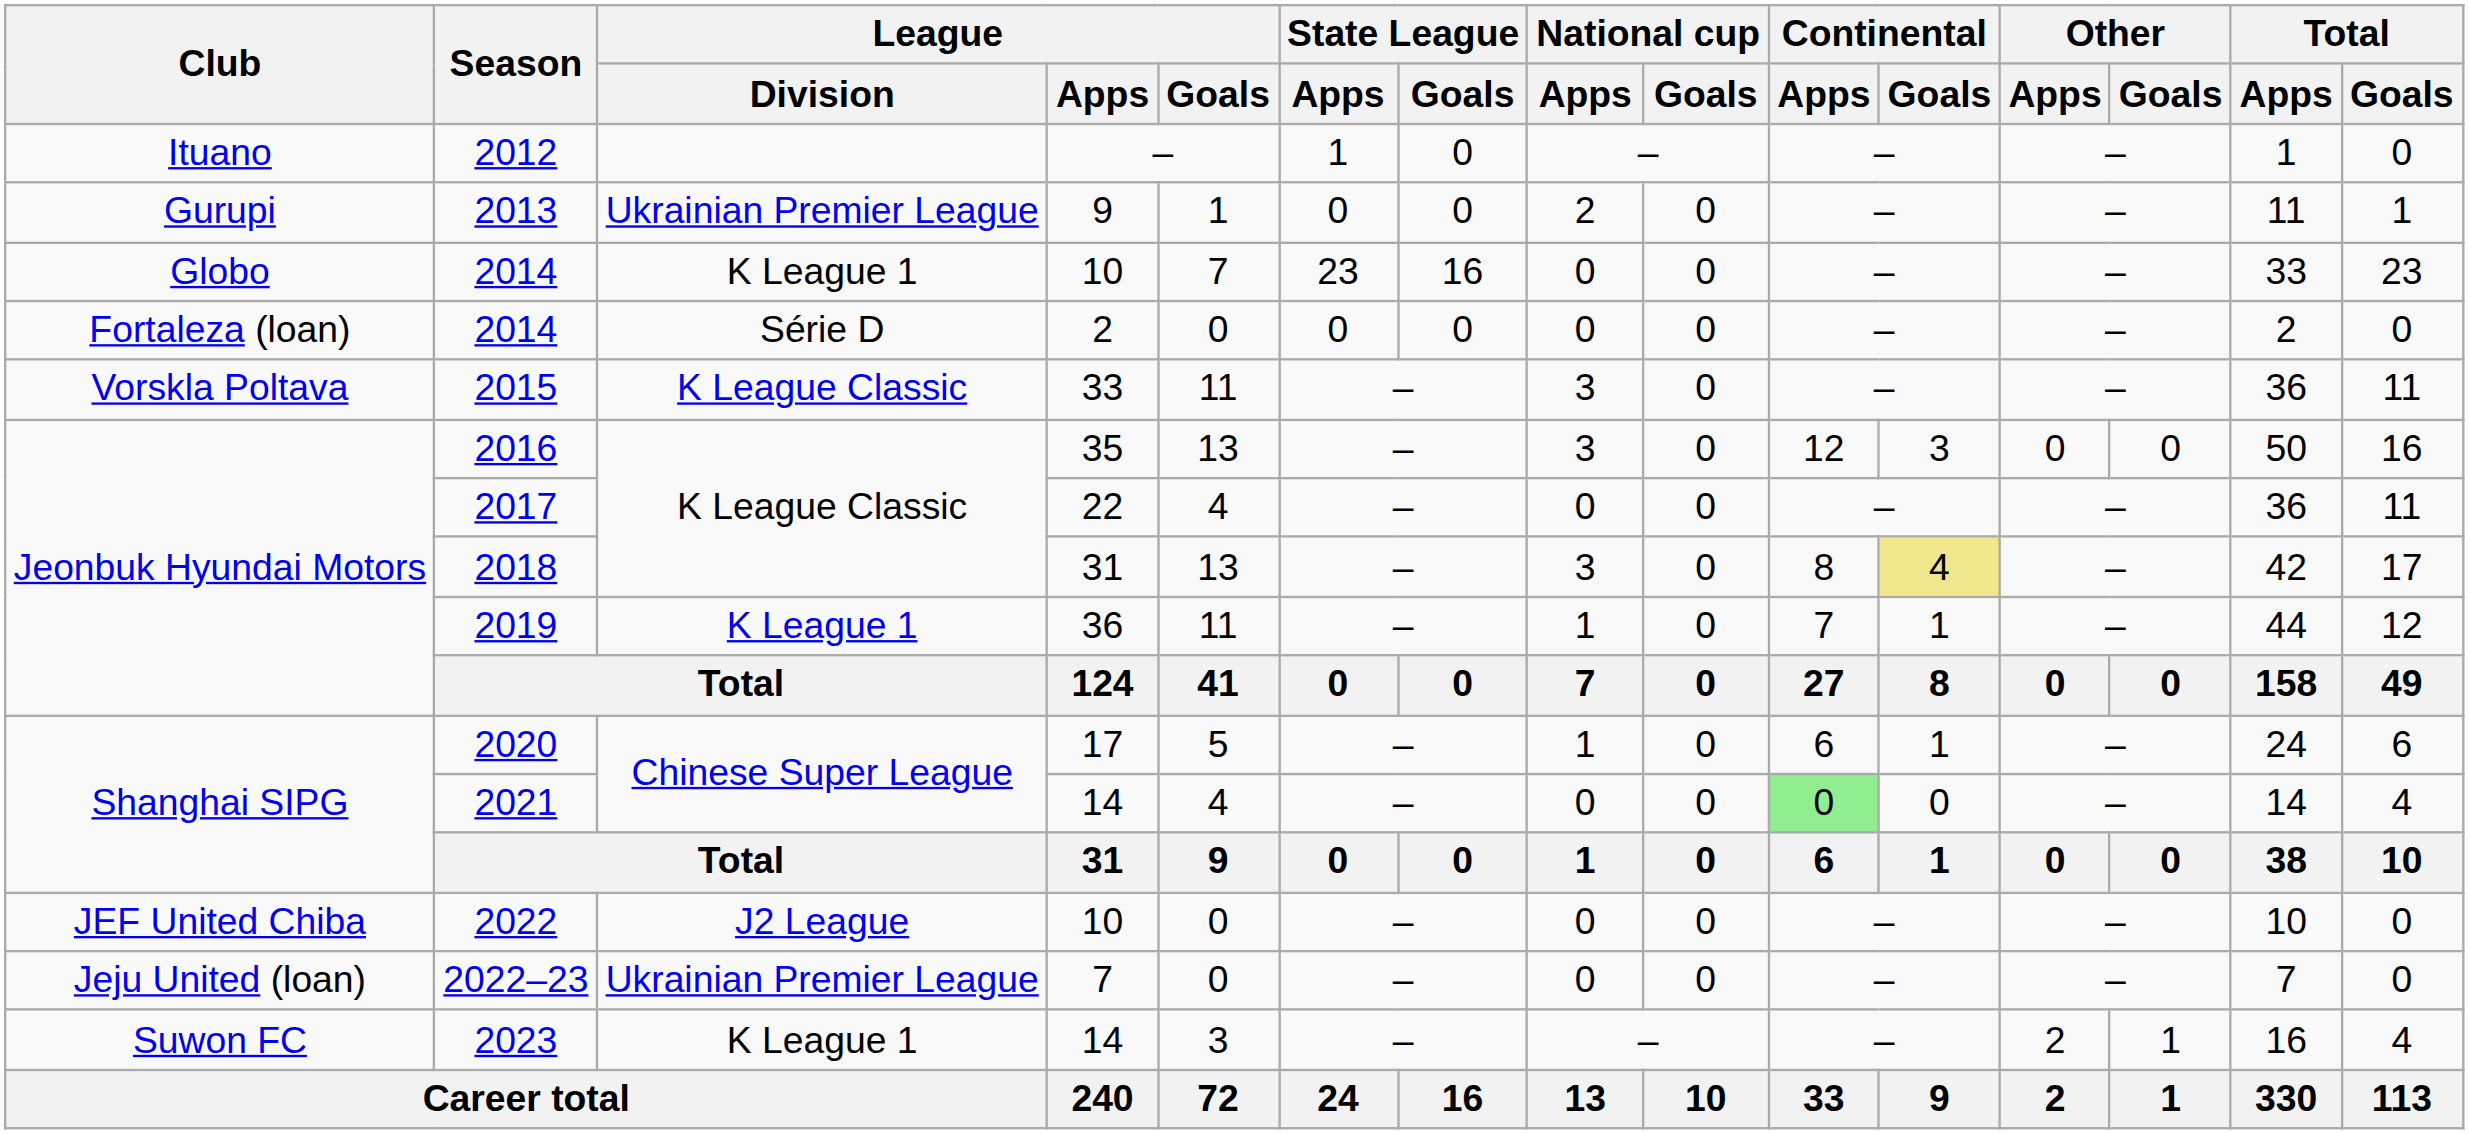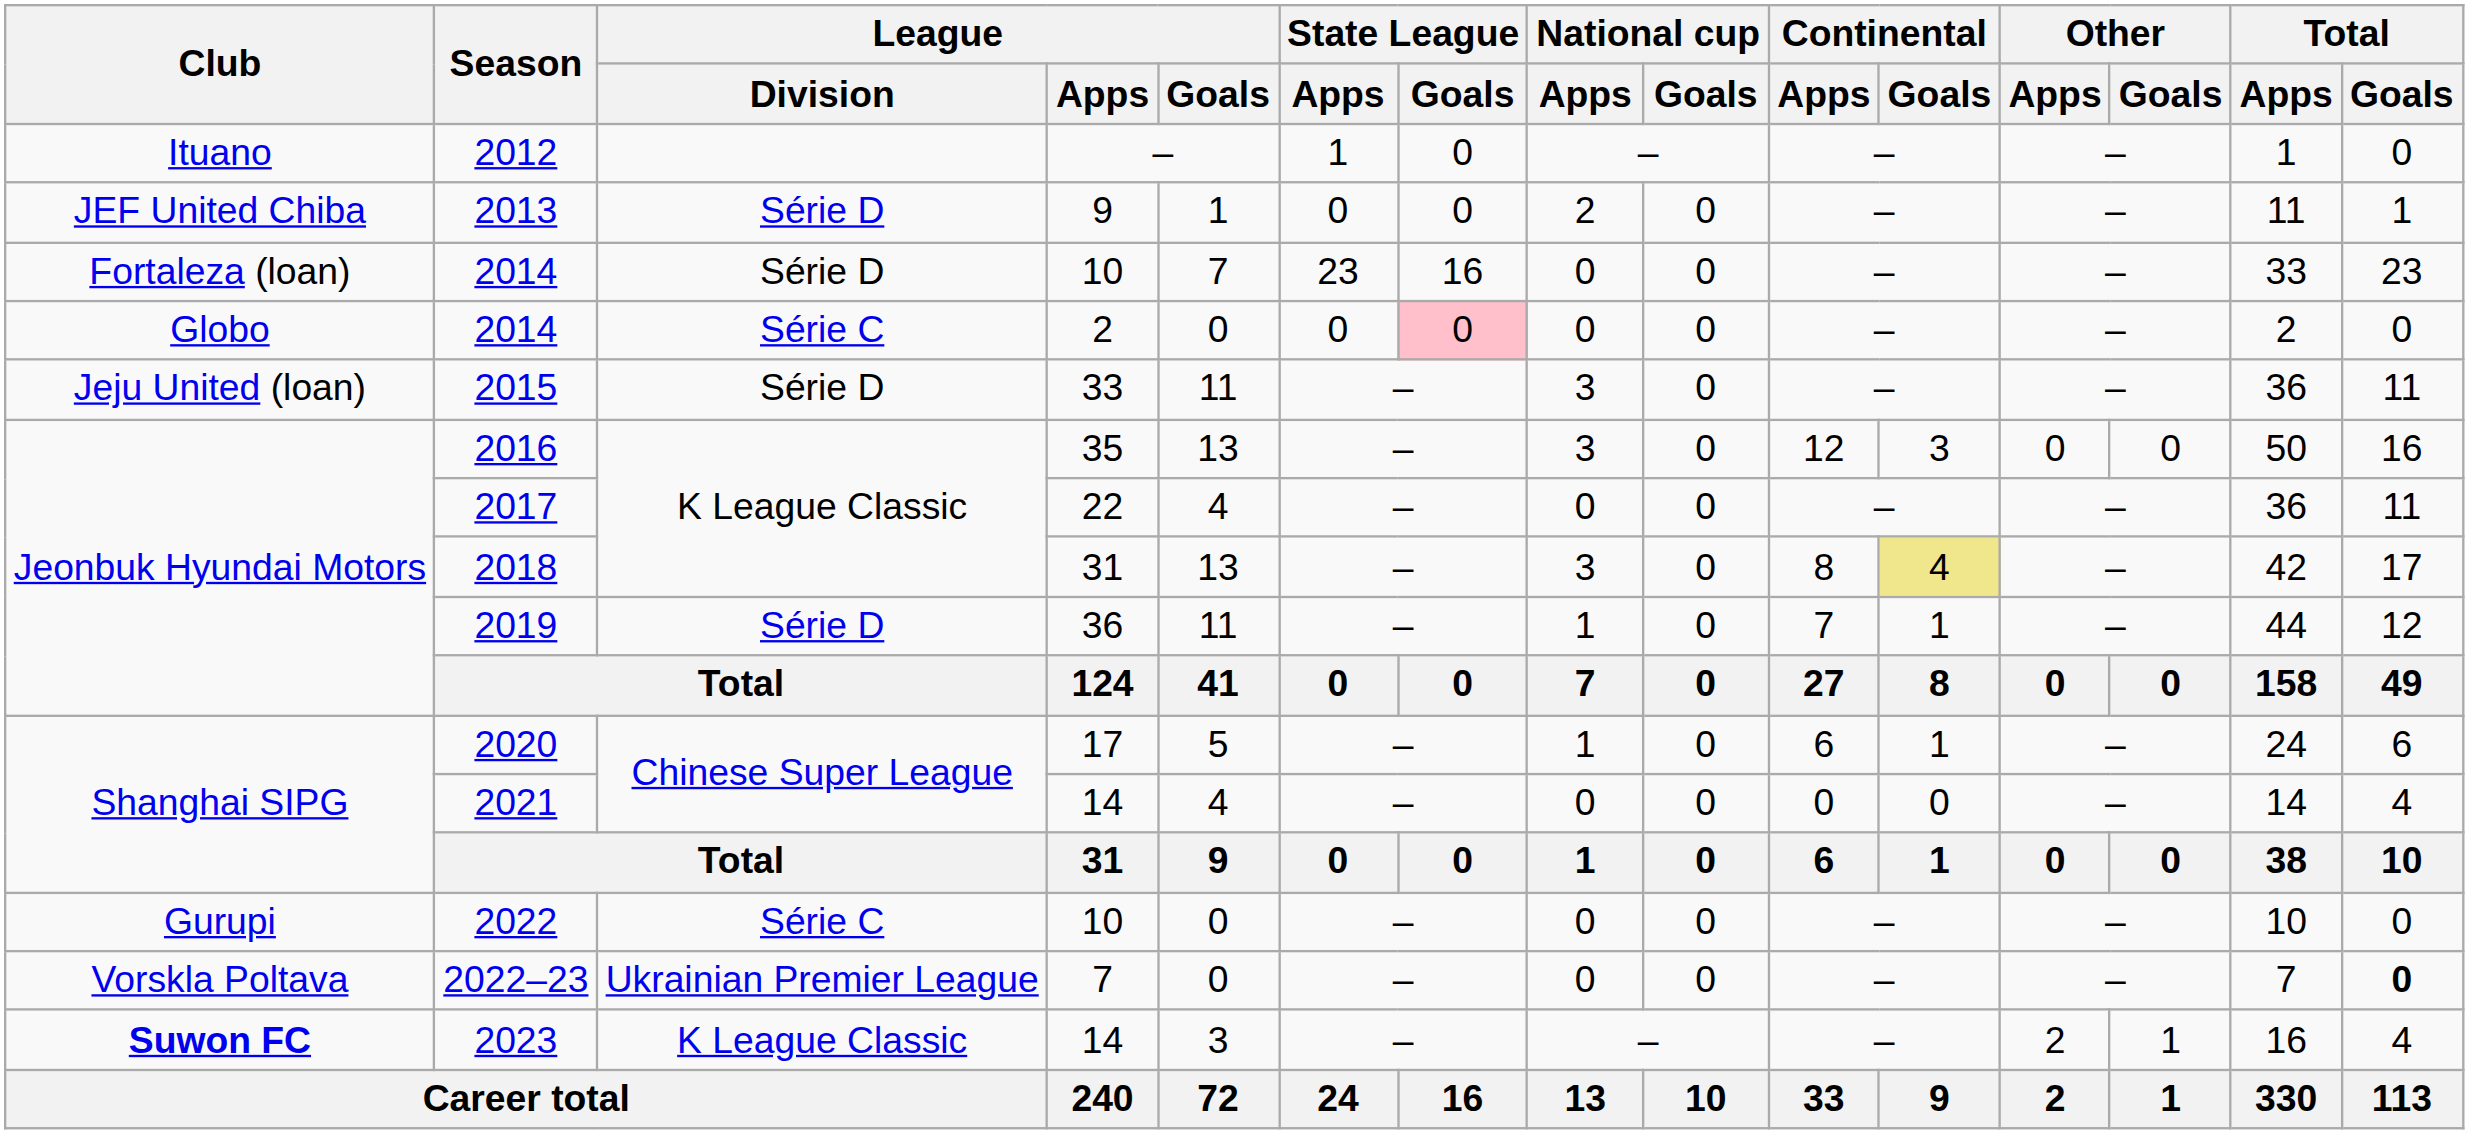(220, 211) Gurupi -> (220, 211) JEF United Chiba
(822, 211) Ukrainian Premier League -> (822, 211) Série D
(220, 270) Globo -> (220, 270) Fortaleza (loan)
(822, 270) K League 1 -> (822, 270) Série D
(220, 329) Fortaleza (loan) -> (220, 329) Globo
(822, 329) Série D -> (822, 329) Série C
(1463, 329) no background -> (1463, 329) pink background
(220, 388) Vorskla Poltava -> (220, 388) Jeju United (loan)
(822, 388) K League Classic -> (822, 388) Série D
(822, 625) K League 1 -> (822, 625) Série D
(1824, 802) lightgreen background -> (1824, 802) no background
(220, 920) JEF United Chiba -> (220, 920) Gurupi
(822, 920) J2 League -> (822, 920) Série C
(220, 980) Jeju United (loan) -> (220, 980) Vorskla Poltava
(2402, 980) normal -> (2402, 980) bold
(220, 1039) normal -> (220, 1039) bold
(822, 1039) K League 1 -> (822, 1039) K League Classic
